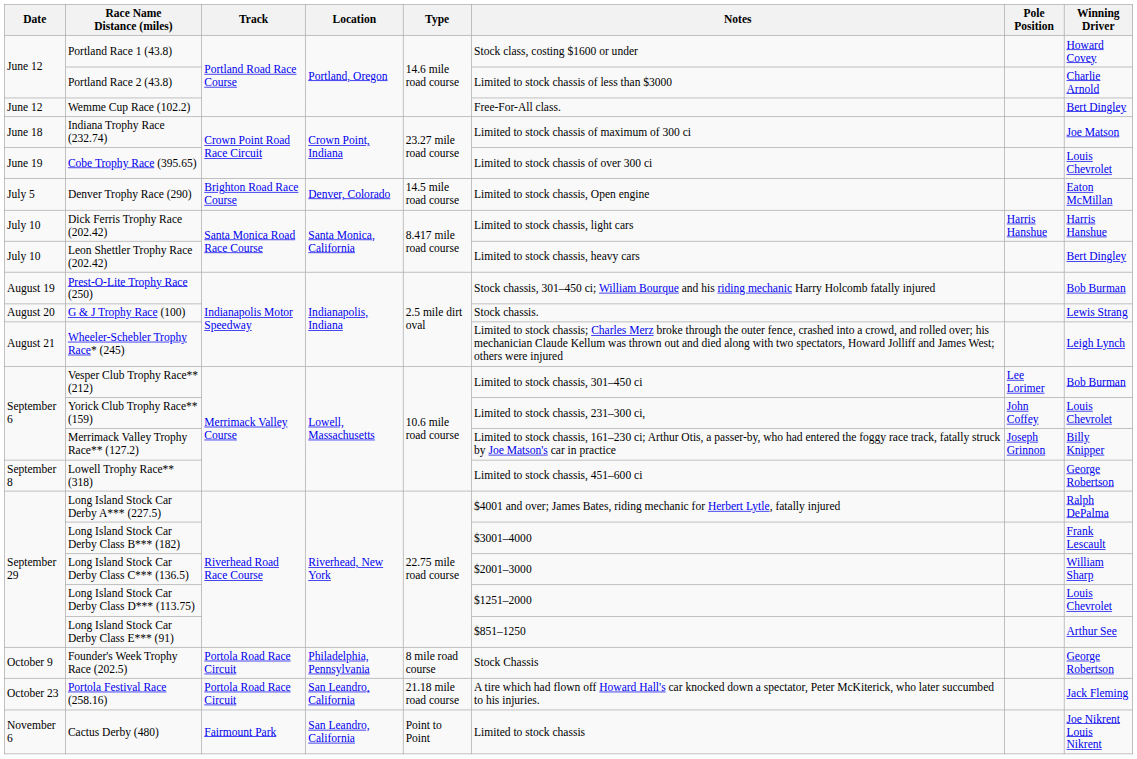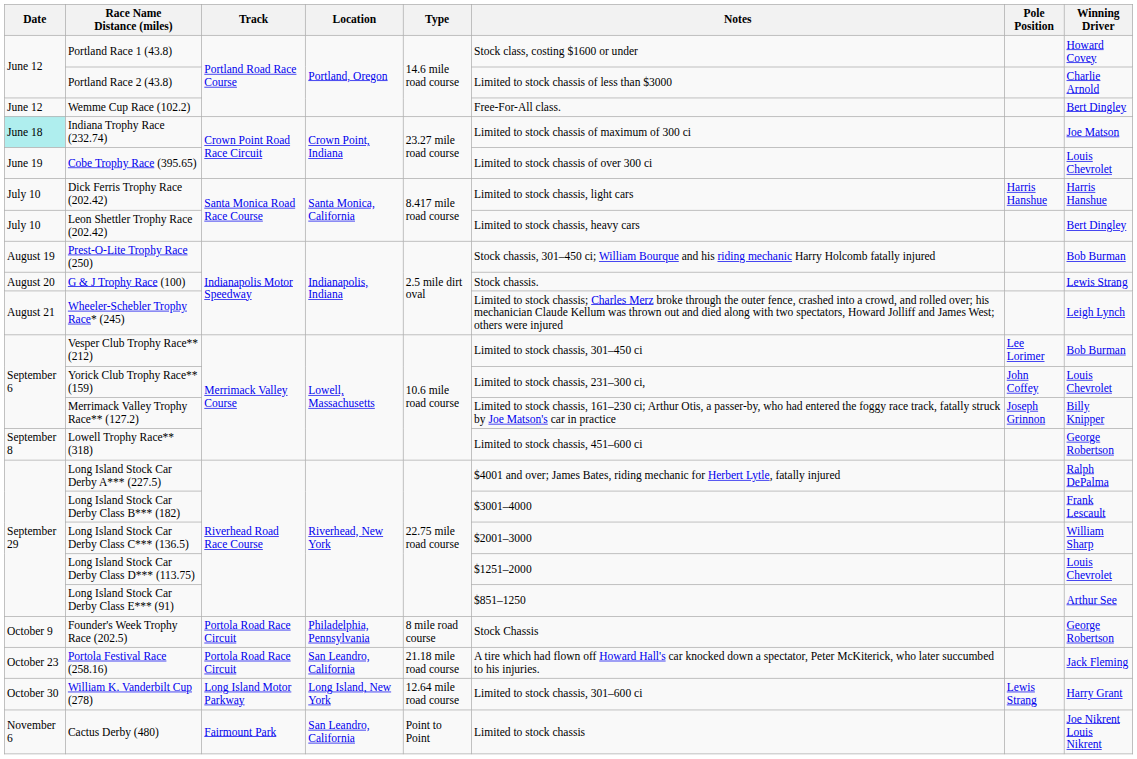(25, 132) no background -> (25, 132) paleturquoise background
- row: (130, 194)
+ row: (130, 694)
